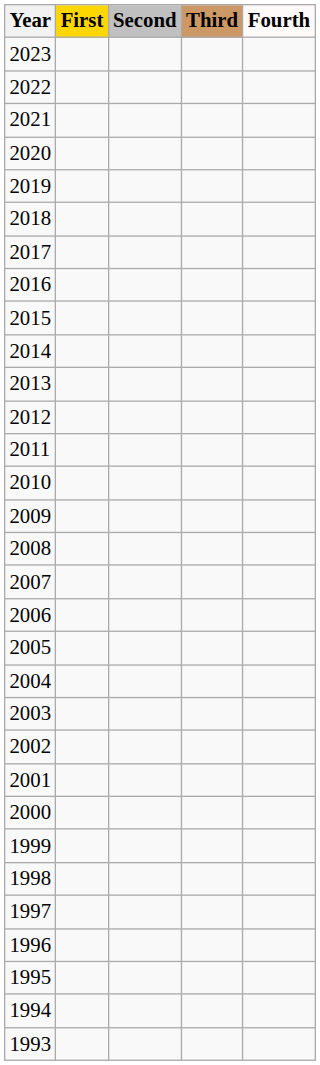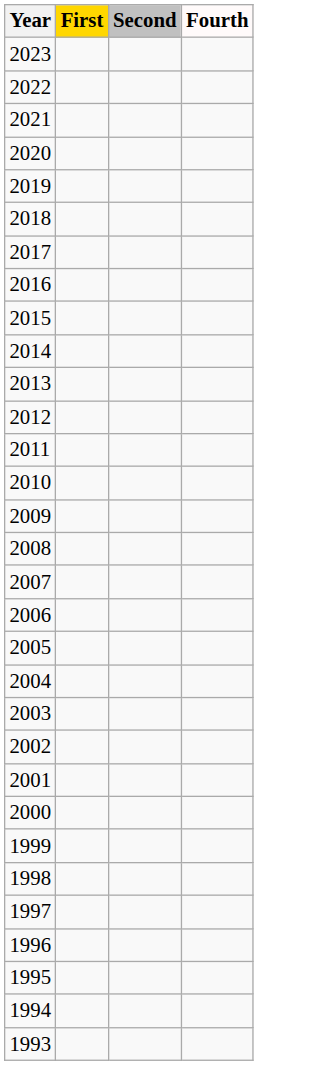- column: (212, 20)
